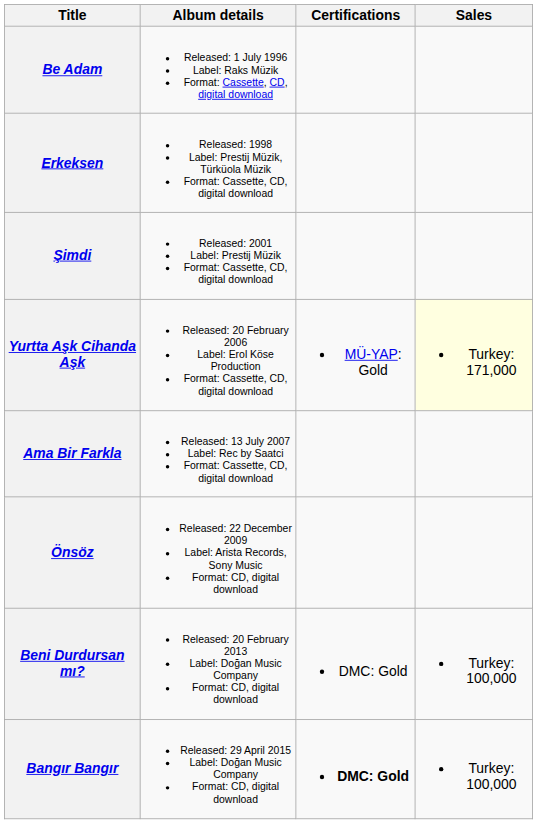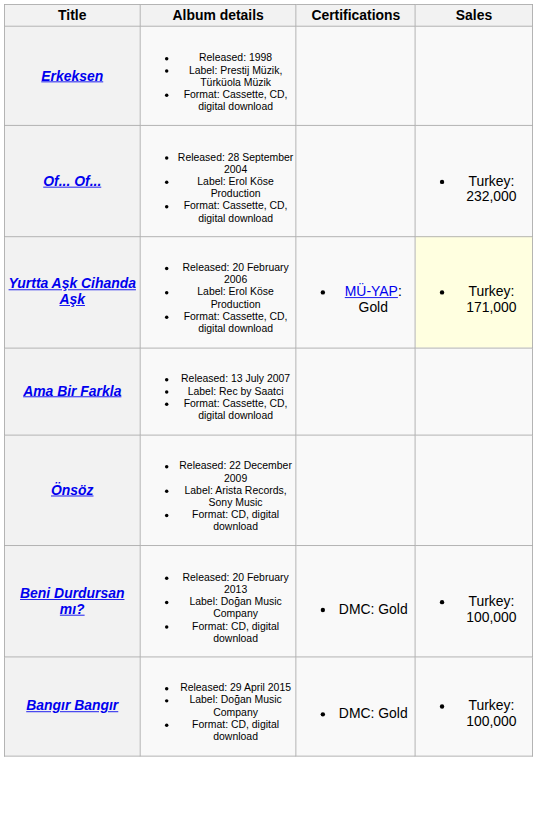- row: (72, 69)
- row: (72, 255)
+ row: (72, 181)
(356, 777) bold -> (356, 714) normal
